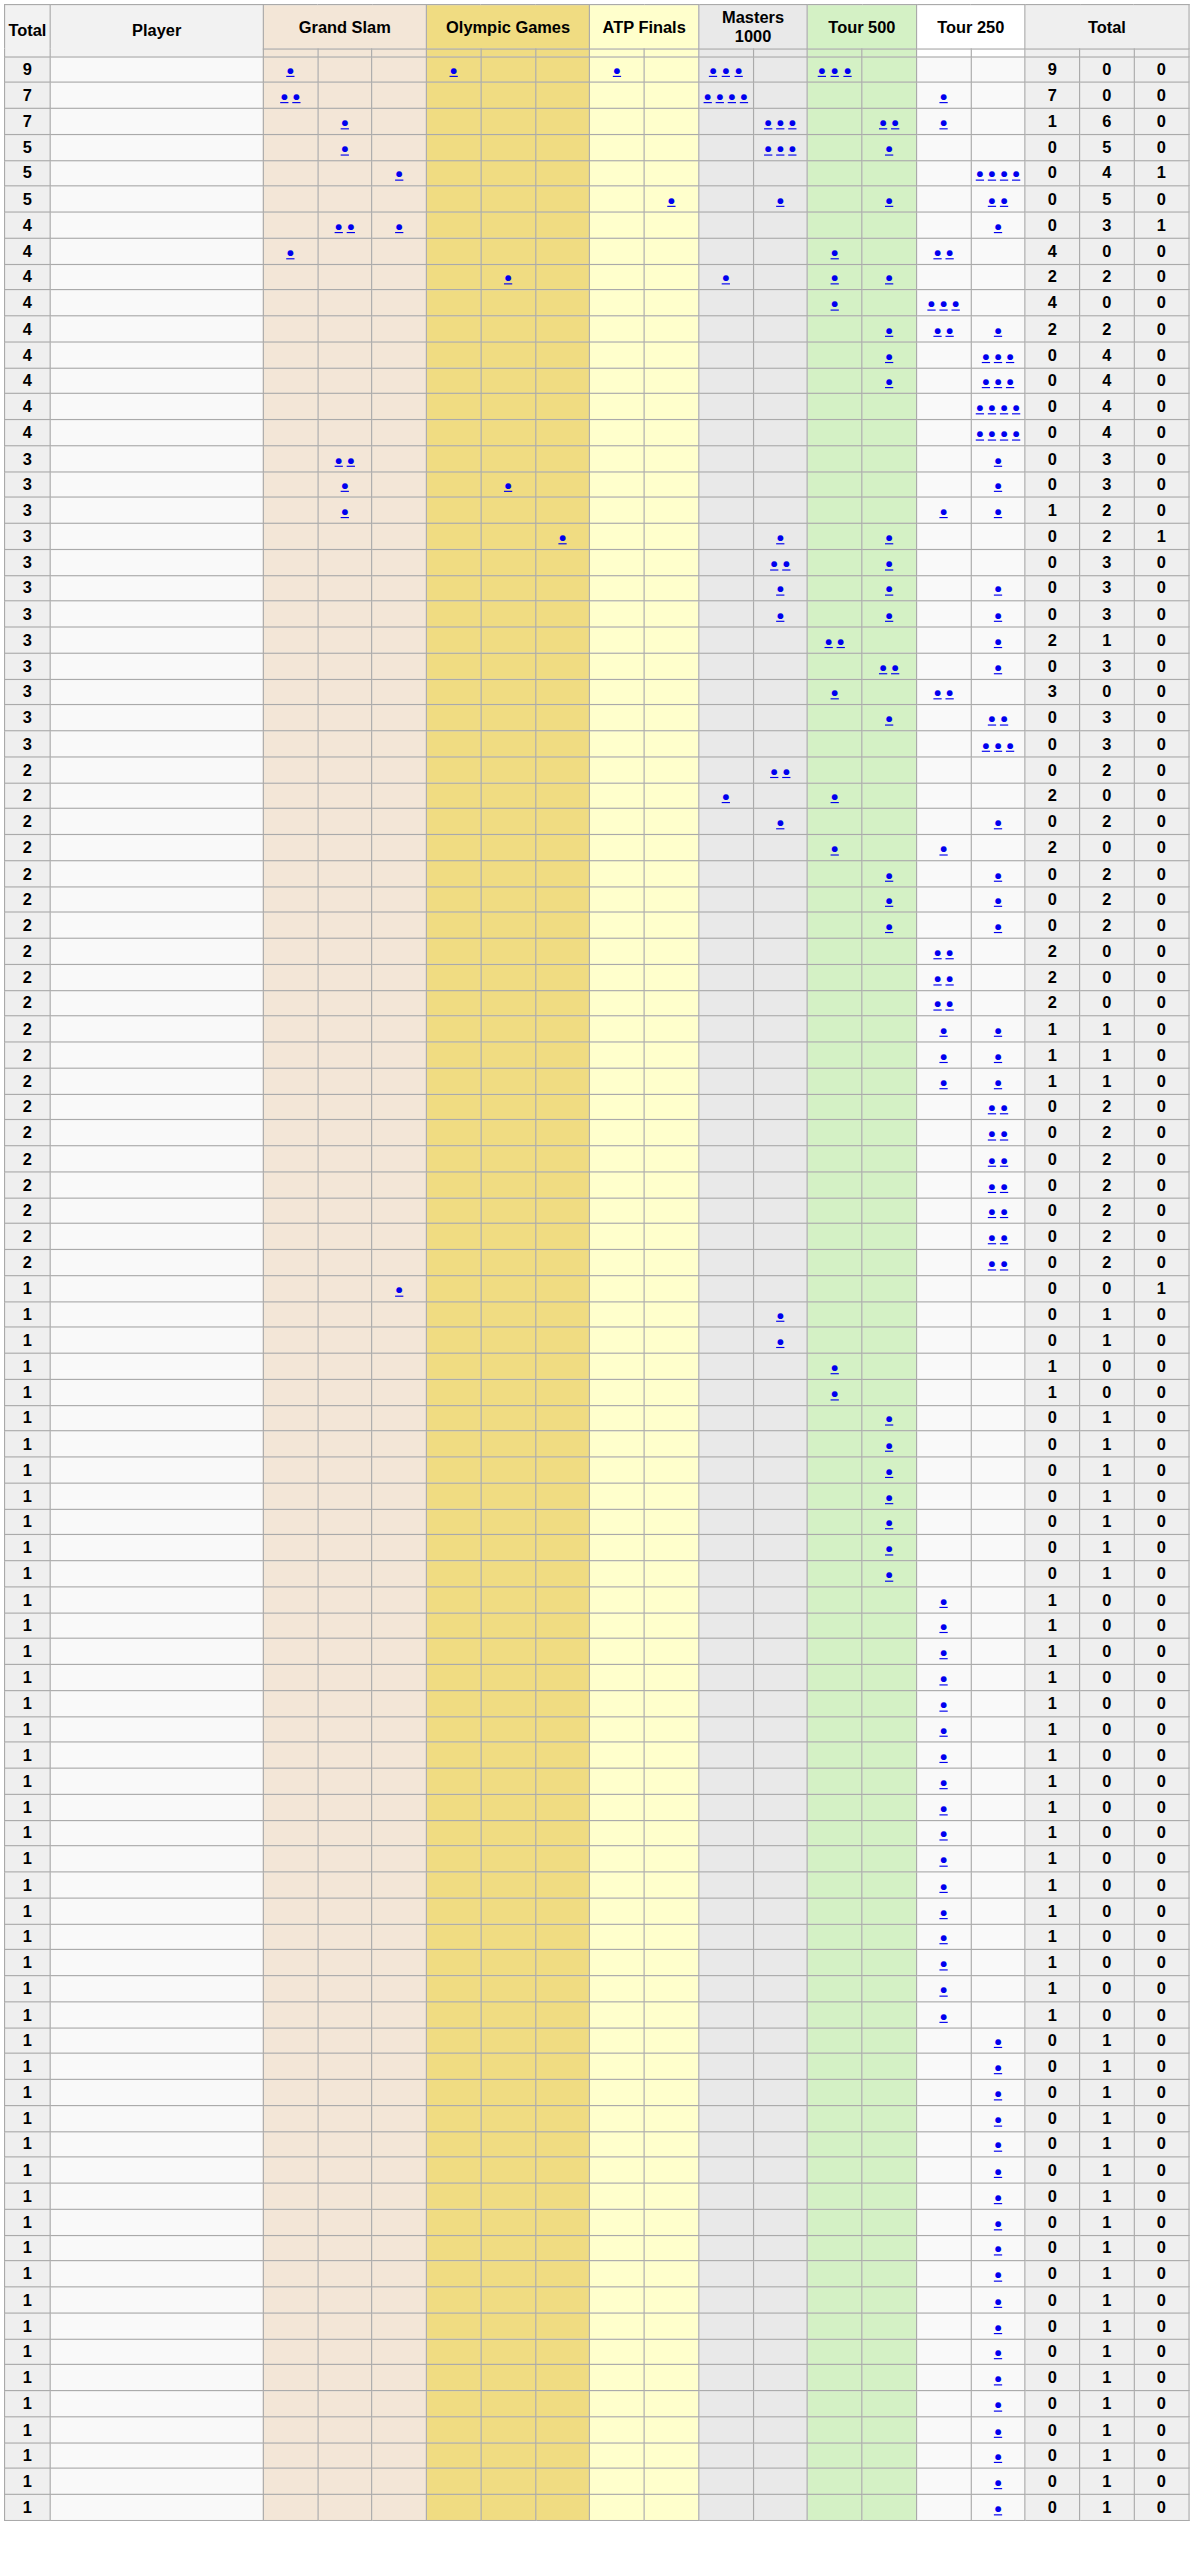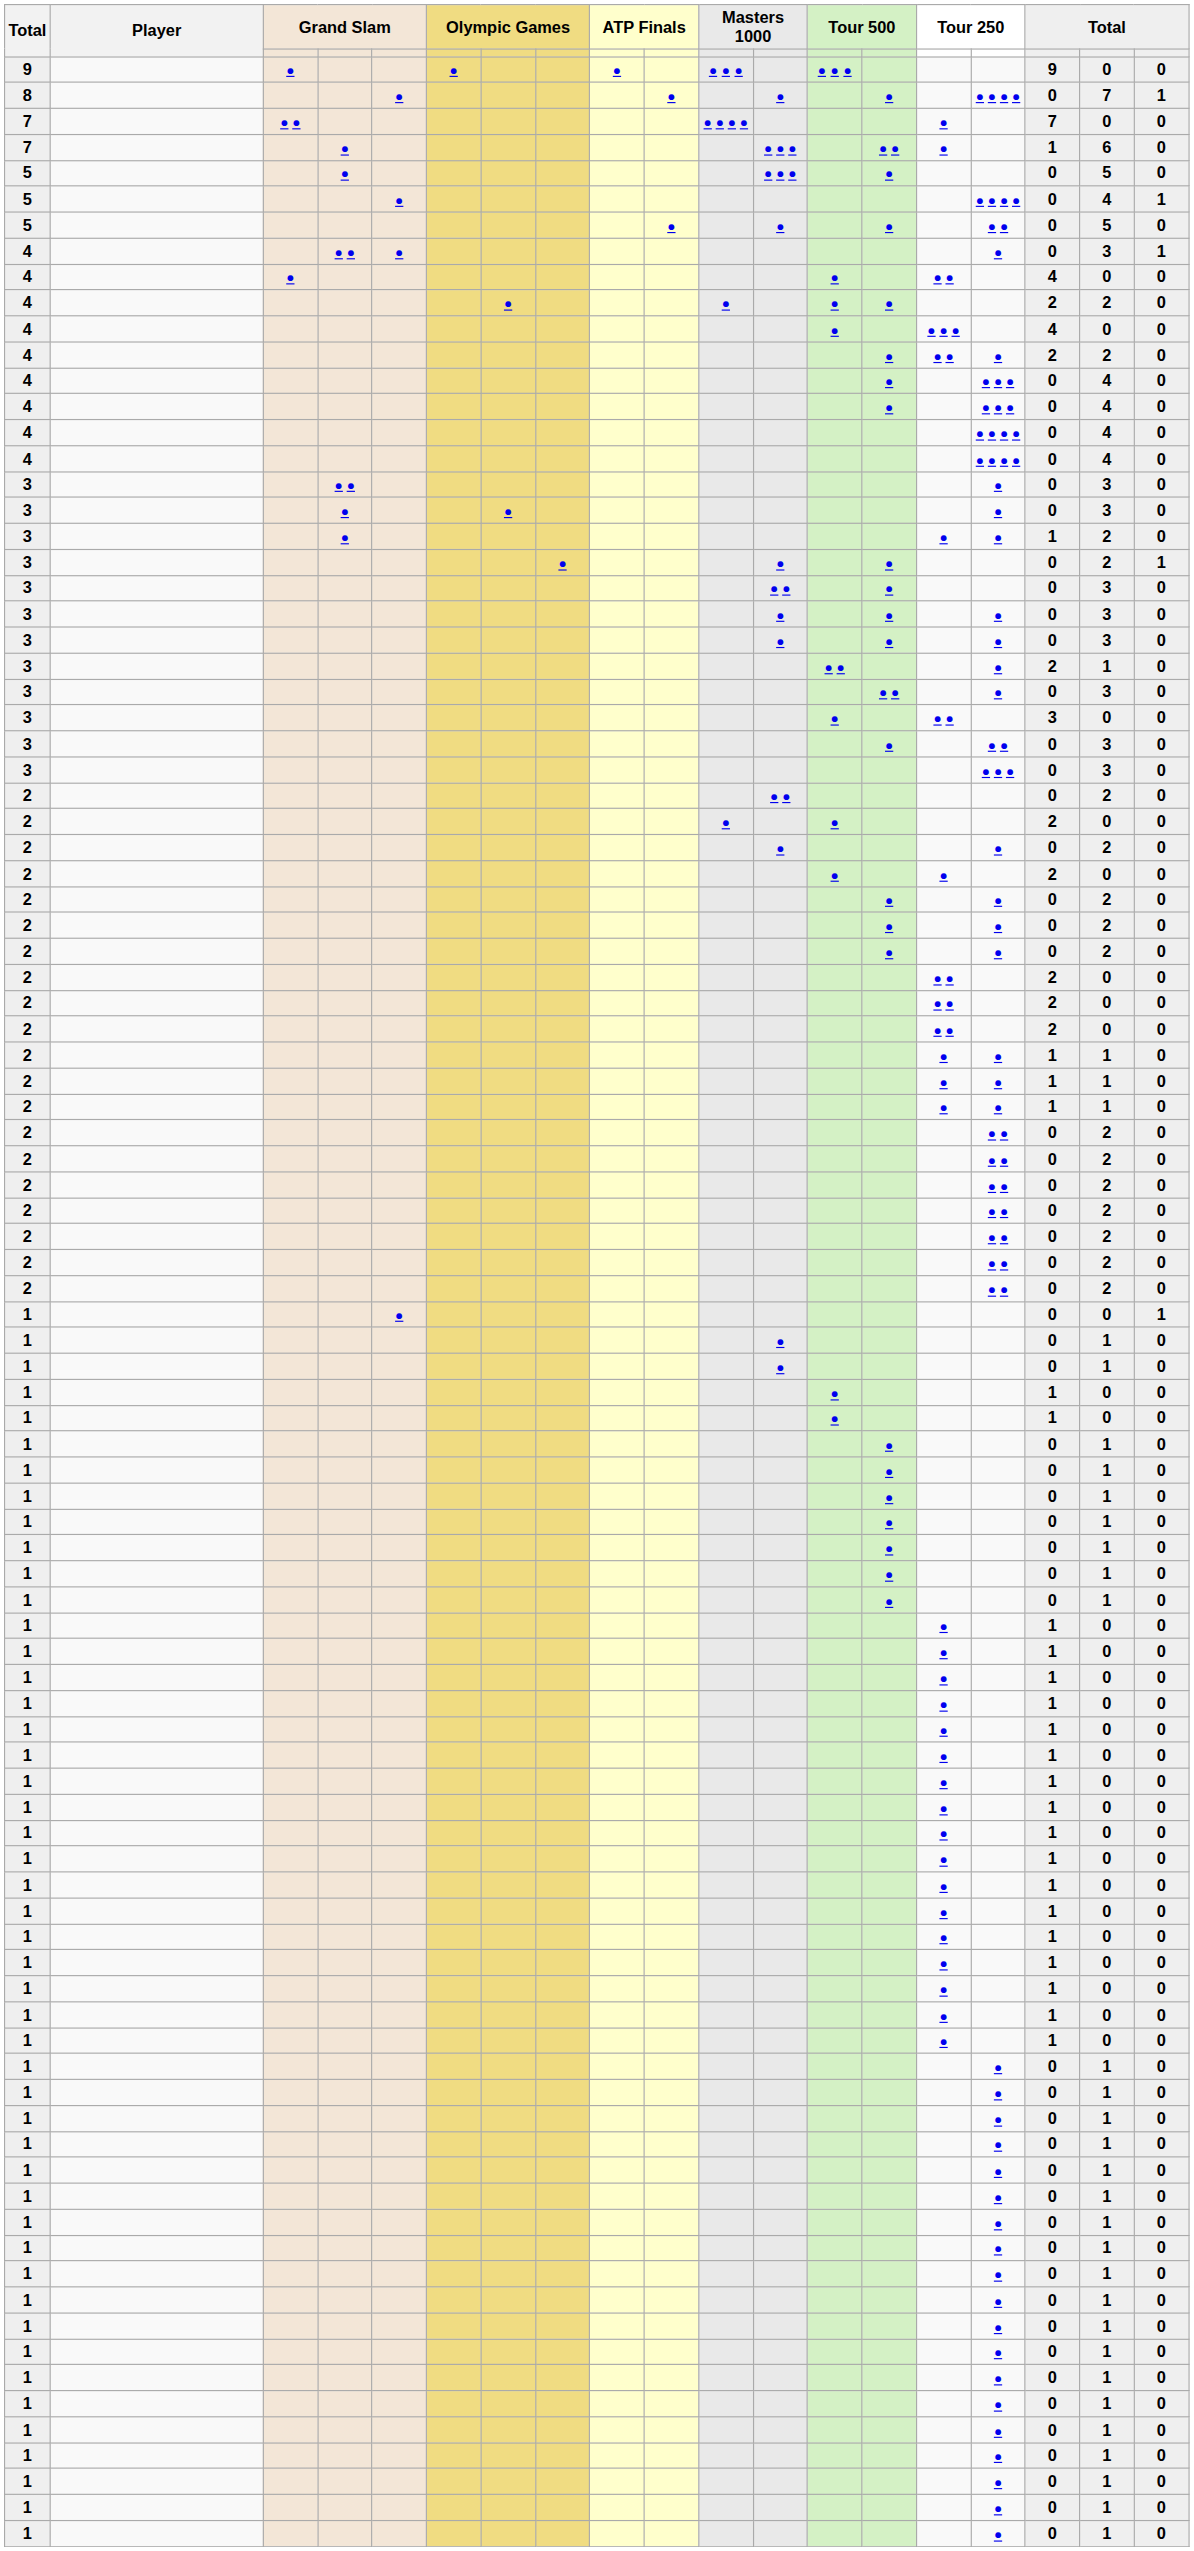+ row: (27, 96)
